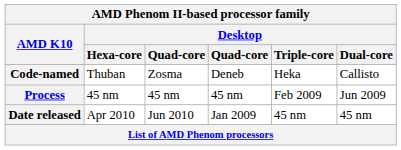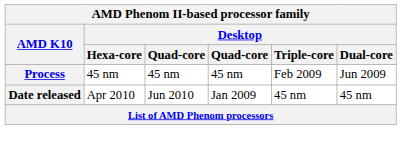- row: (45, 74)
